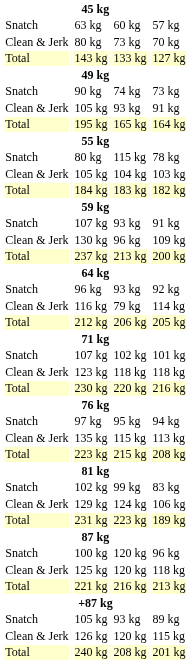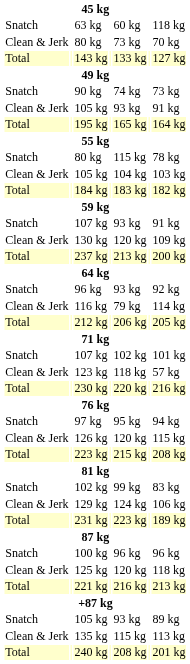(166, 25) 57 kg -> (169, 25) 118 kg
(127, 240) 96 kg -> (130, 240) 120 kg
(169, 372) 118 kg -> (166, 372) 57 kg
rows swapped: (37, 636) <-> (37, 438)
(130, 553) 120 kg -> (127, 553) 96 kg
